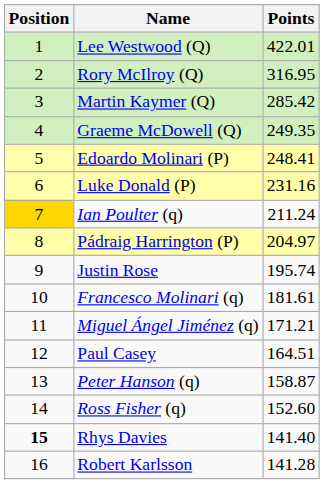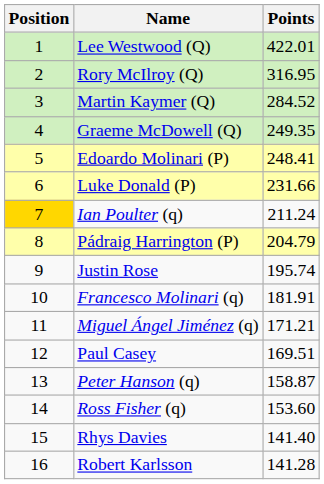(291, 102) 285.42 -> (291, 102) 284.52
(291, 185) 231.16 -> (291, 185) 231.66
(291, 241) 204.97 -> (291, 241) 204.79
(291, 297) 181.61 -> (291, 297) 181.91
(291, 353) 164.51 -> (291, 353) 169.51
(291, 409) 152.60 -> (291, 409) 153.60
(39, 437) bold -> (39, 437) normal
